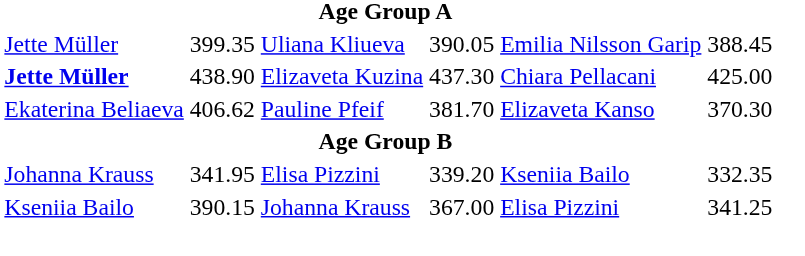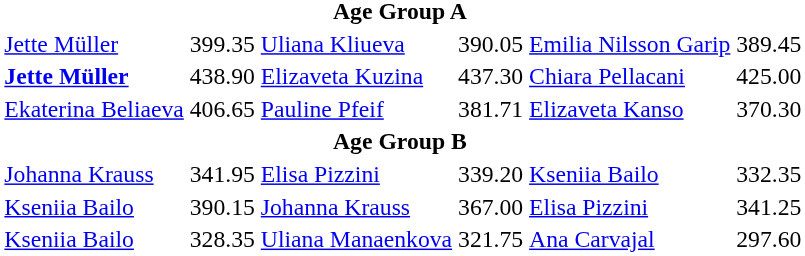(740, 44) 388.45 -> (769, 44) 389.45
(222, 109) 406.62 -> (222, 109) 406.65
(462, 109) 381.70 -> (491, 109) 381.71
+ row: (356, 239)
